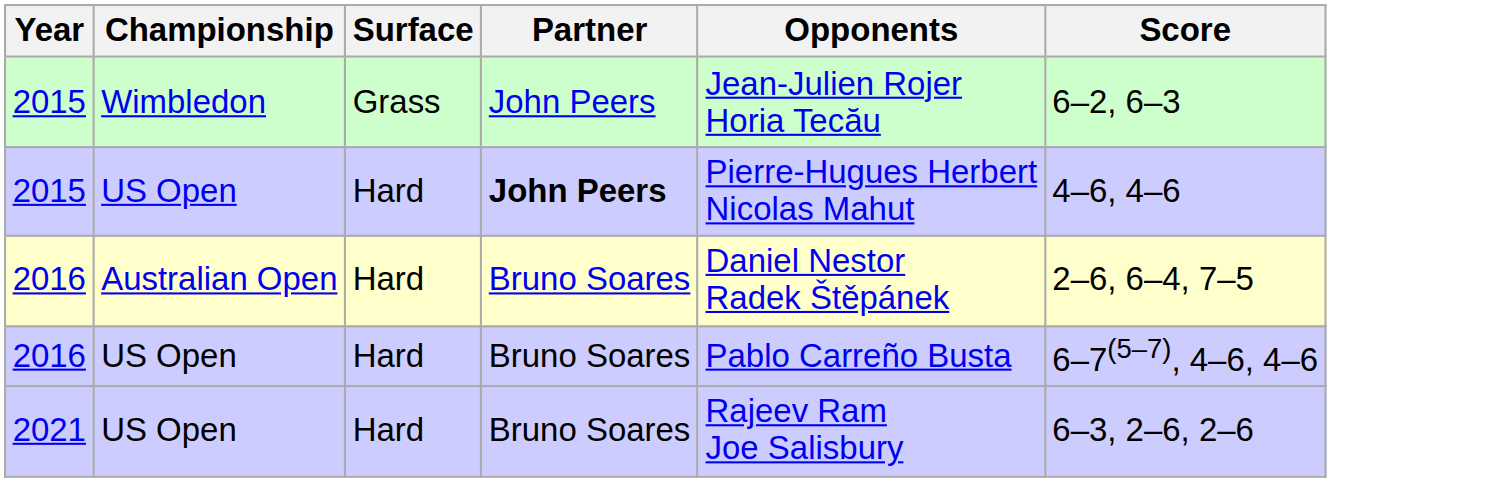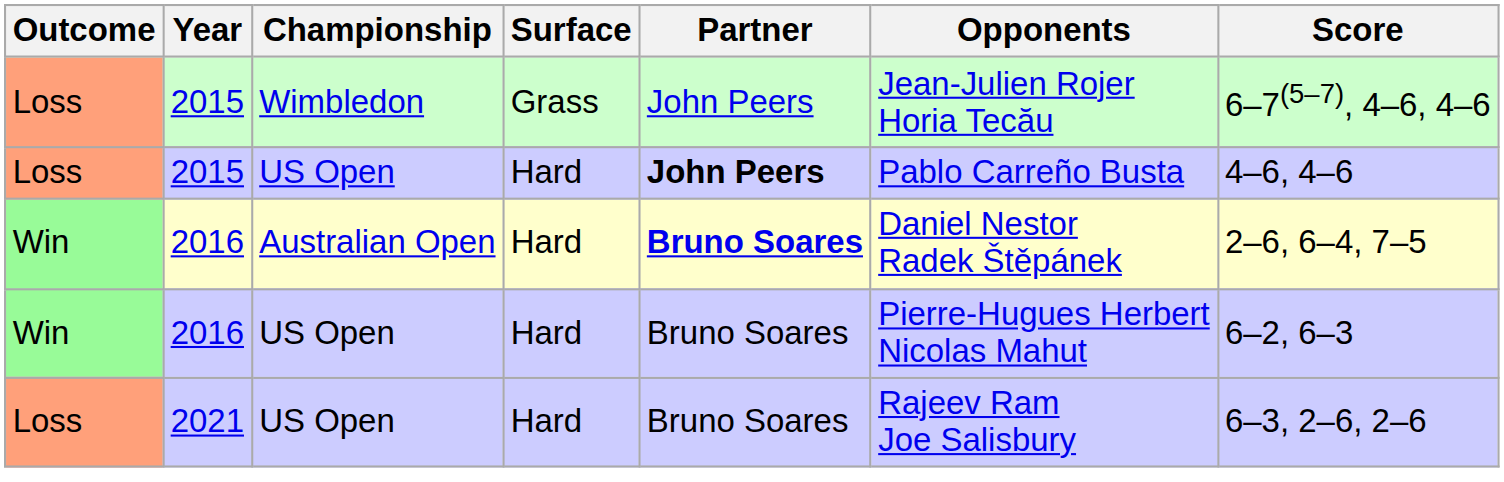+ column: (84, 30)
(1116, 101) 6–2, 6–3 -> (1358, 101) 6–7(5–7), 4–6, 4–6
(871, 190) Pierre-Hugues Herbert Nicolas Mahut -> (1031, 172) Pablo Carreño Busta
(590, 280) normal -> (755, 243) bold
(859, 355) Pablo Carreño Busta -> (1044, 332) Pierre-Hugues Herbert Nicolas Mahut
(1185, 355) 6–7(5–7), 4–6, 4–6 -> (1289, 332) 6–2, 6–3
